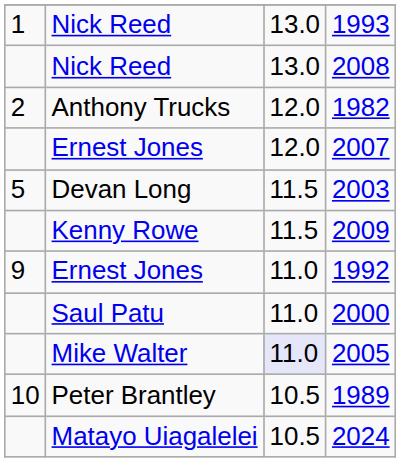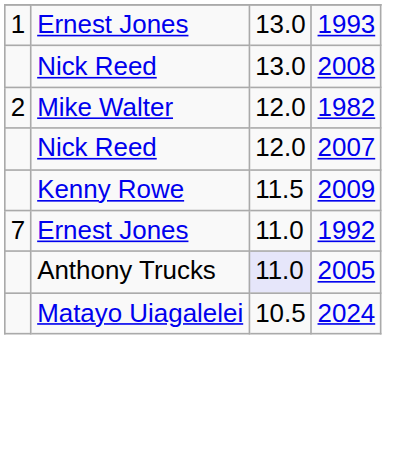(111, 25) Nick Reed -> (113, 25) Ernest Jones
(141, 107) Anthony Trucks -> (105, 107) Mike Walter
(127, 148) Ernest Jones -> (97, 148) Nick Reed
- row: (361, 189)
(18, 271) 9 -> (18, 230) 7
- row: (361, 312)
(119, 353) Mike Walter -> (126, 271) Anthony Trucks
- row: (361, 395)
